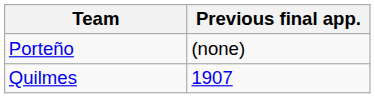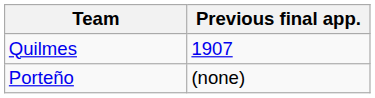rows swapped: (43, 78) <-> (41, 48)
